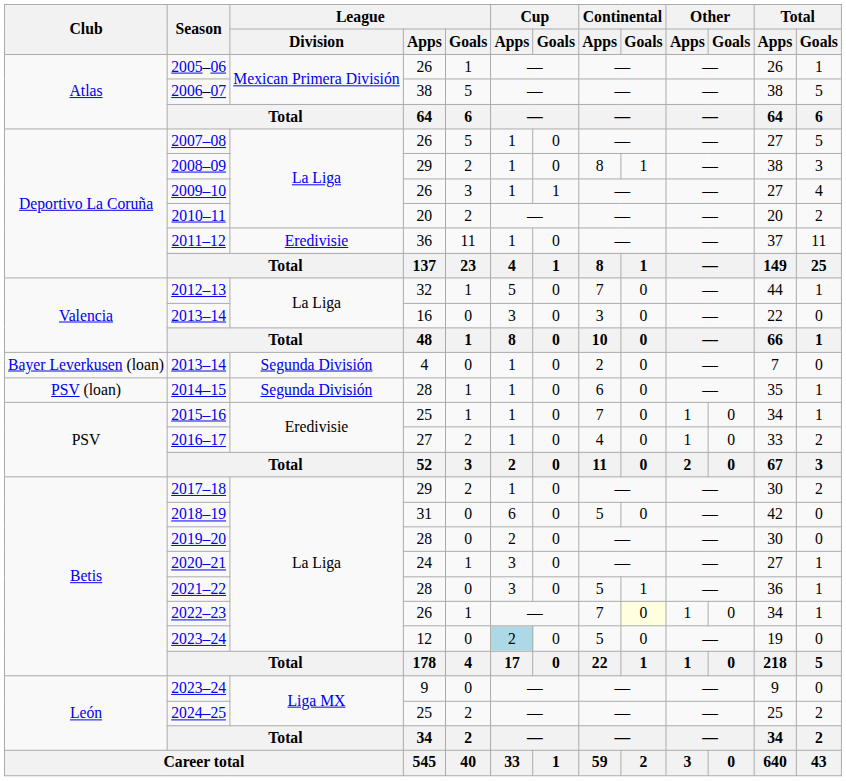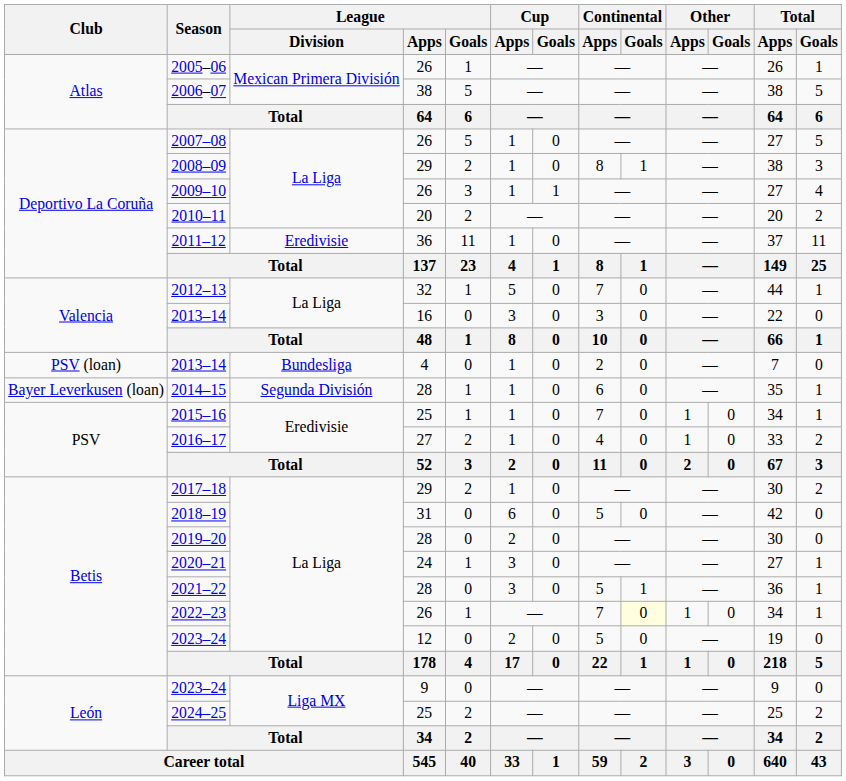(86, 365) Bayer Leverkusen (loan) -> (86, 365) PSV (loan)
(316, 365) Segunda División -> (316, 365) Bundesliga
(86, 389) PSV (loan) -> (86, 389) Bayer Leverkusen (loan)
(512, 638) lightblue background -> (512, 638) no background
